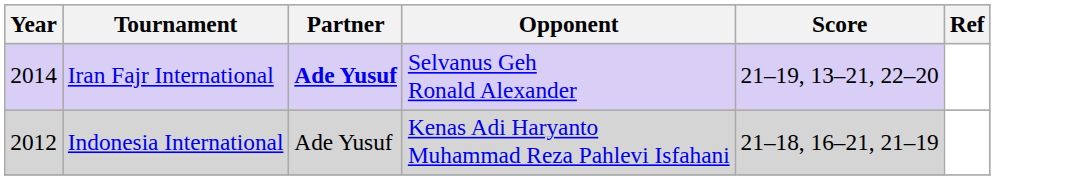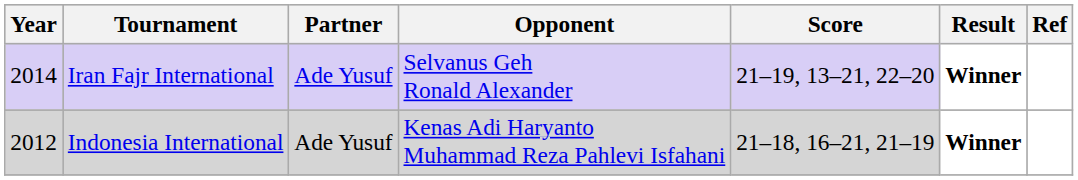+ column: (983, 24)
(346, 76) bold -> (343, 76) normal
